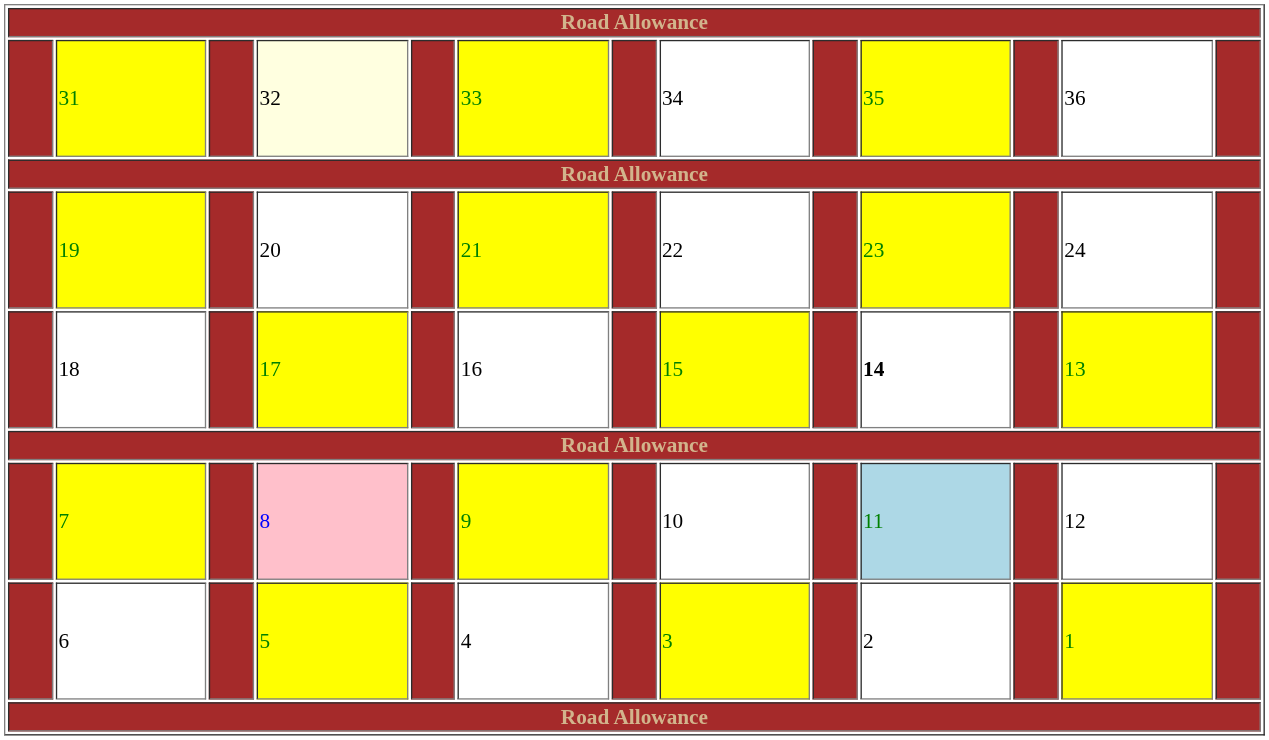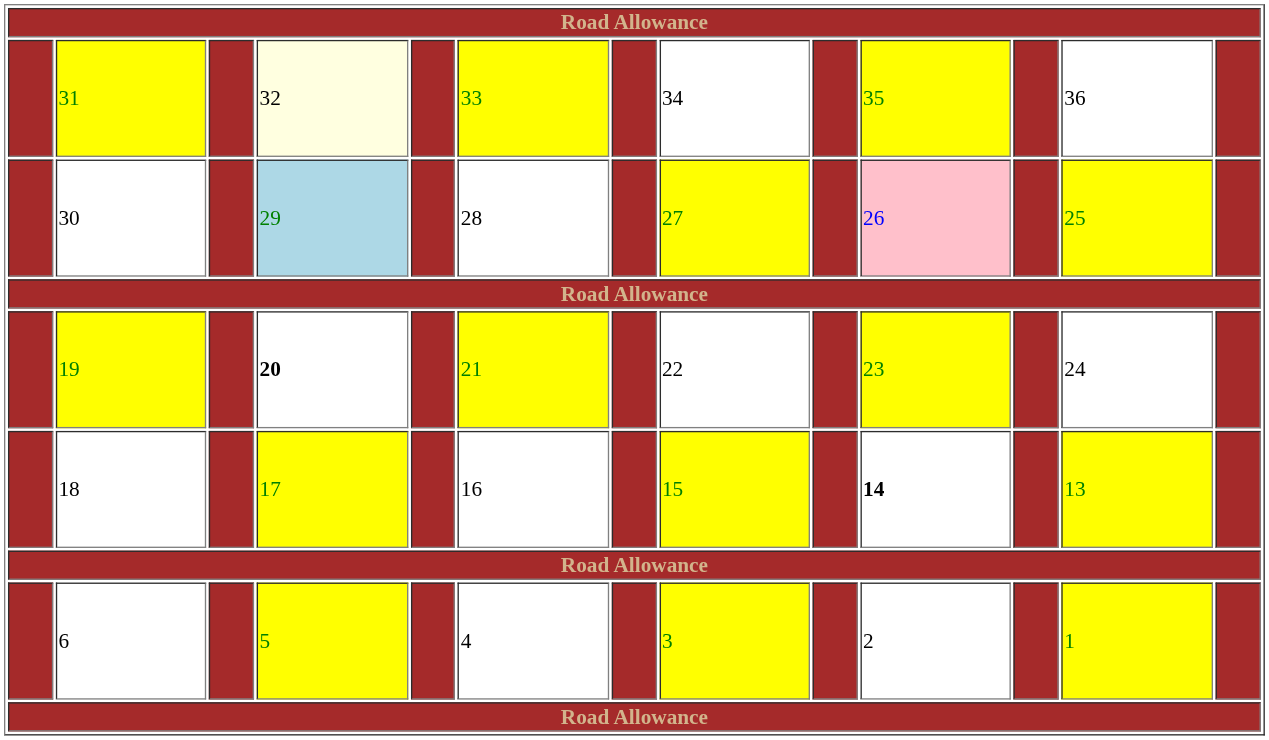+ row: (69, 217)
(270, 249) normal -> (270, 369) bold
- row: (64, 521)
